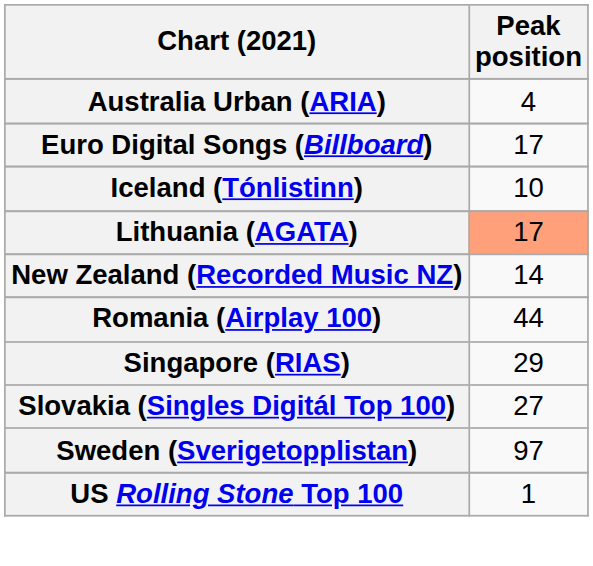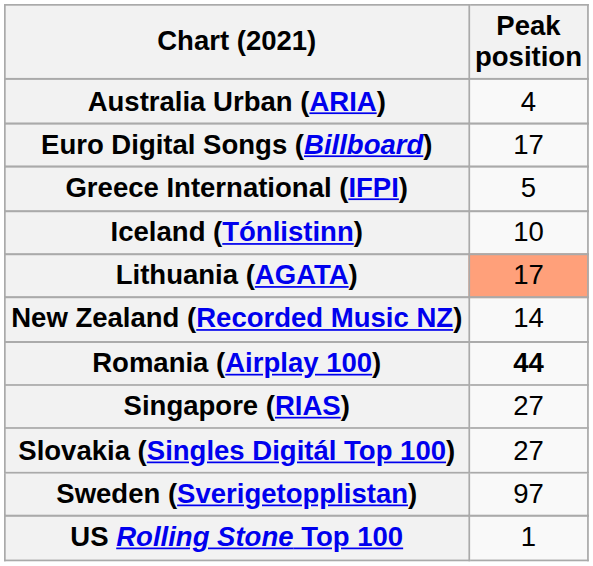+ row: (237, 188)
(528, 319) normal -> (528, 362) bold
(528, 362) 29 -> (528, 406) 27
